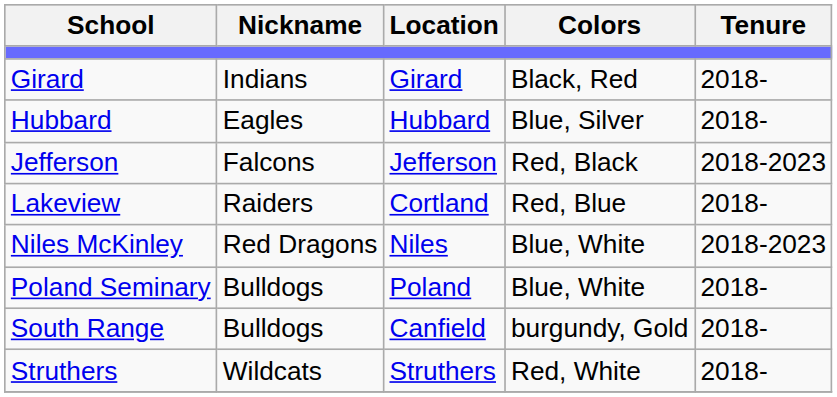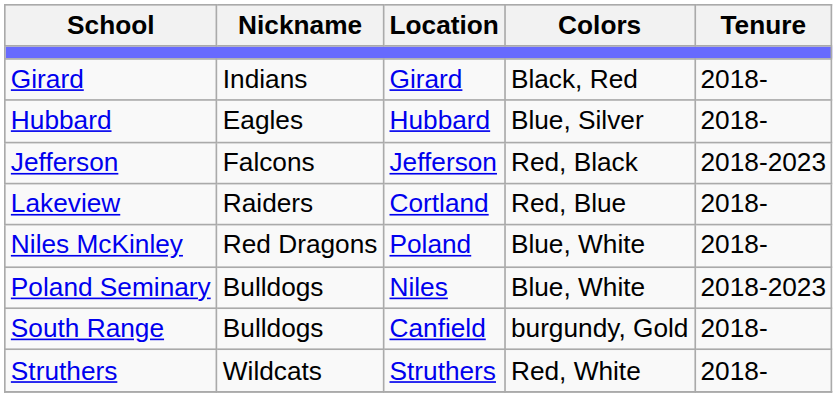(419, 245) Niles -> (430, 245) Poland
(763, 245) 2018-2023 -> (734, 245) 2018-
(430, 287) Poland -> (419, 287) Niles
(734, 287) 2018- -> (763, 287) 2018-2023
